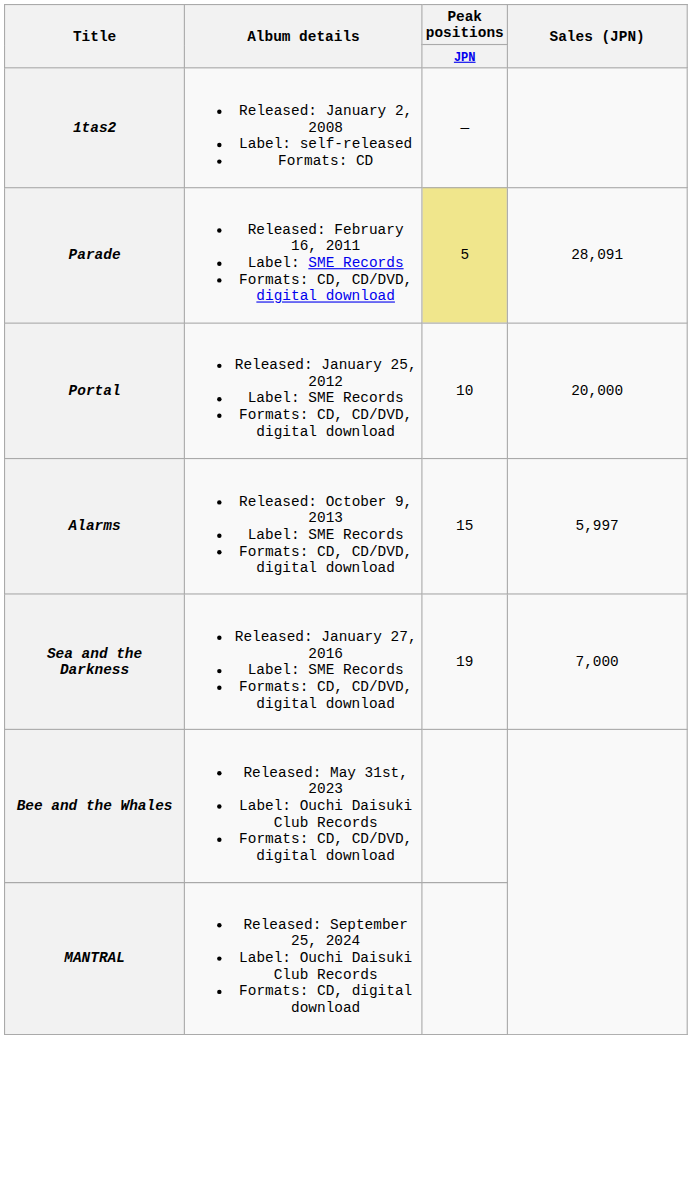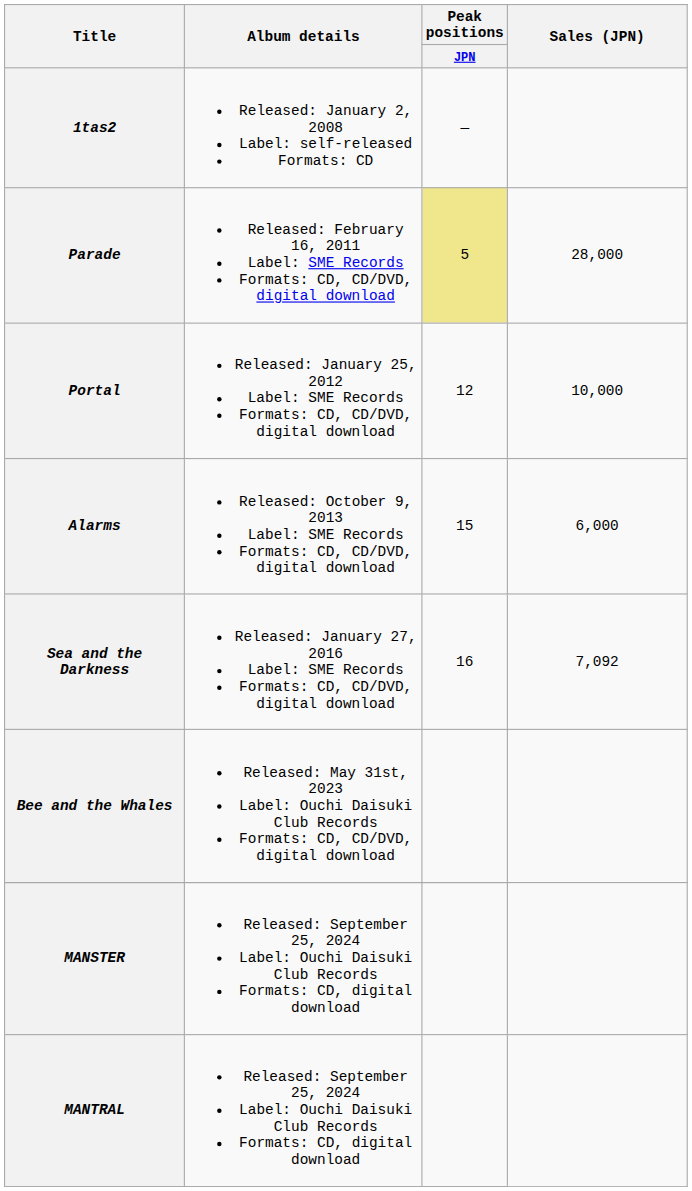(597, 255) 28,091 -> (597, 255) 28,000
(465, 391) 10 -> (465, 391) 12
(597, 391) 20,000 -> (597, 391) 10,000
(597, 526) 5,997 -> (597, 526) 6,000
(465, 662) 19 -> (465, 662) 16
(597, 662) 7,000 -> (597, 662) 7,092
+ row: (95, 958)
